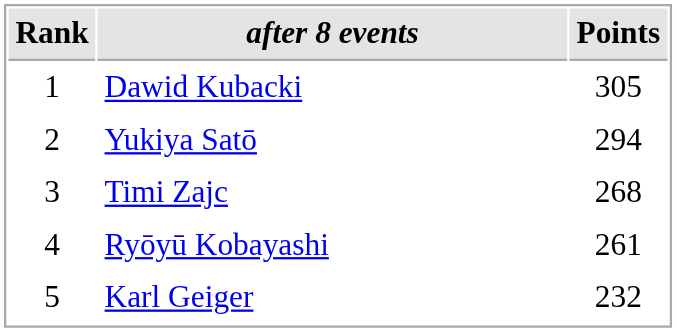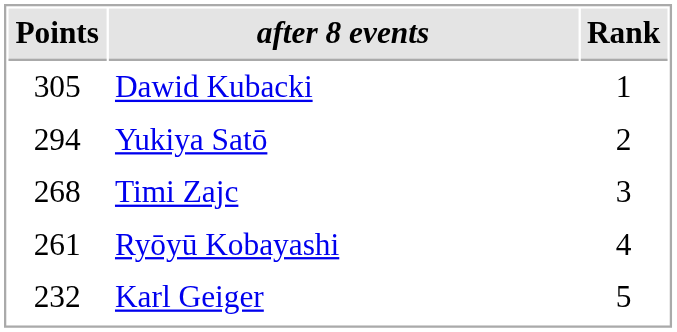columns swapped: (52, 32) <-> (618, 32)
